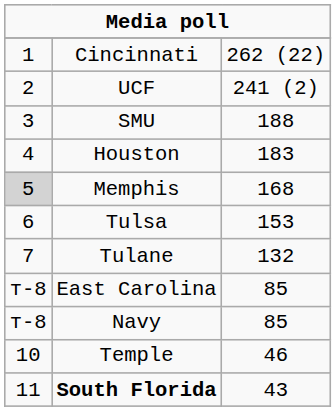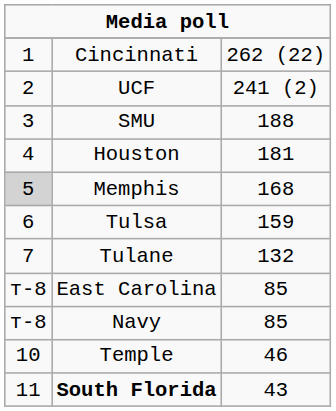(276, 155) 183 -> (276, 155) 181
(276, 222) 153 -> (276, 222) 159
